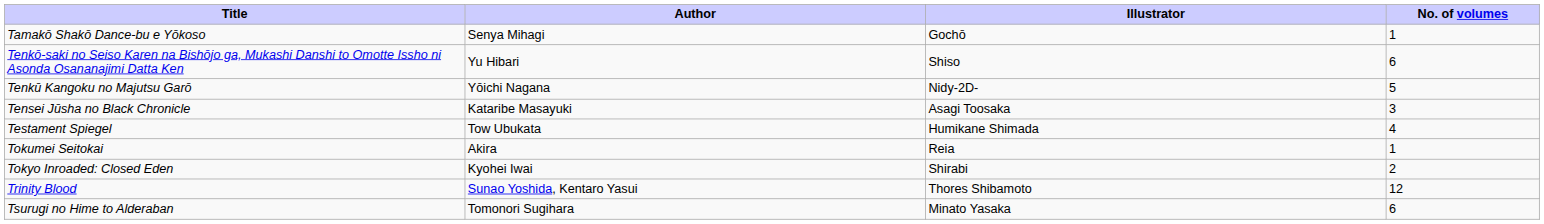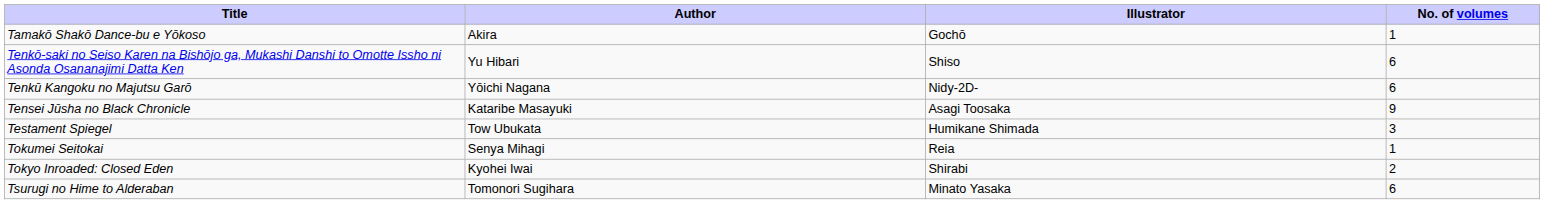(506, 34) Senya Mihagi -> (482, 34) Akira
(1392, 88) 5 -> (1392, 88) 6
(1392, 108) 3 -> (1392, 108) 9
(1392, 128) 4 -> (1392, 128) 3
(482, 149) Akira -> (506, 149) Senya Mihagi
- row: (42, 189)
